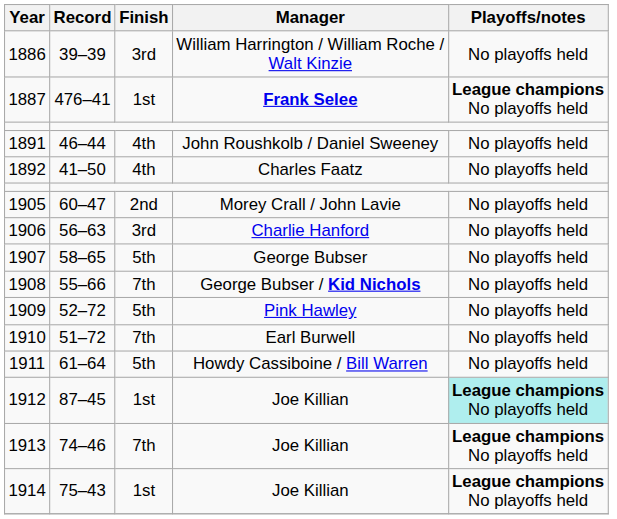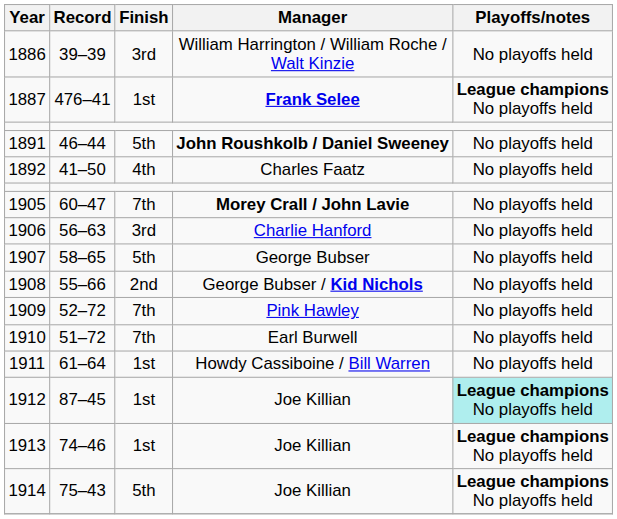(144, 143) 4th -> (144, 143) 5th
(310, 143) normal -> (313, 143) bold
(144, 204) 2nd -> (144, 204) 7th
(310, 204) normal -> (313, 204) bold
(144, 284) 7th -> (144, 284) 2nd
(144, 310) 5th -> (144, 310) 7th
(144, 364) 5th -> (144, 364) 1st
(144, 445) 7th -> (144, 445) 1st
(144, 491) 1st -> (144, 491) 5th
